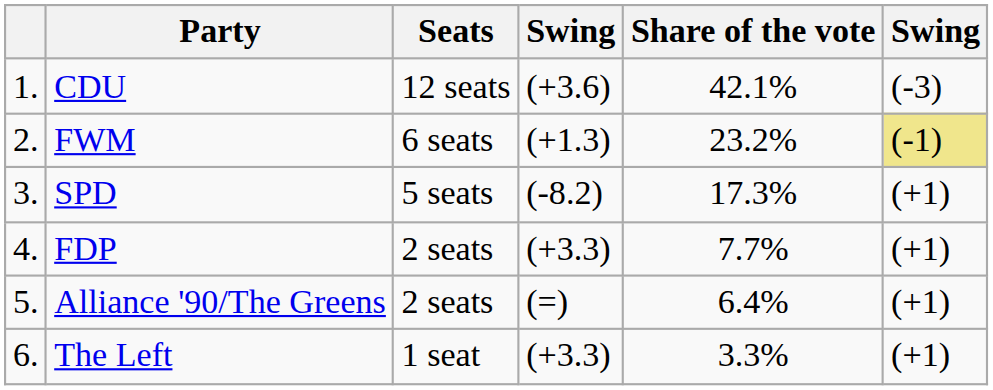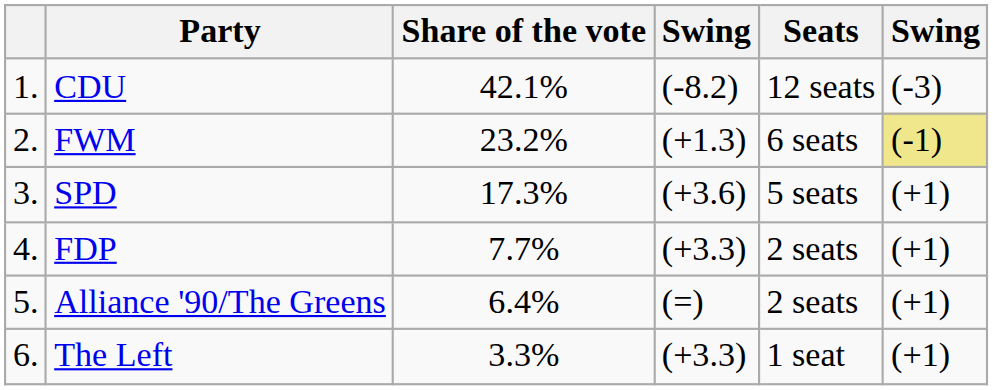columns swapped: (753, 31) <-> (456, 31)
(568, 85) (+3.6) -> (700, 85) (-8.2)
(564, 193) (-8.2) -> (704, 193) (+3.6)
